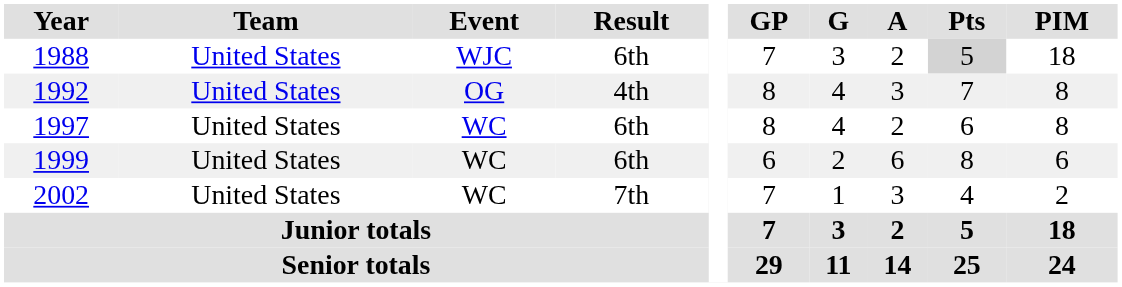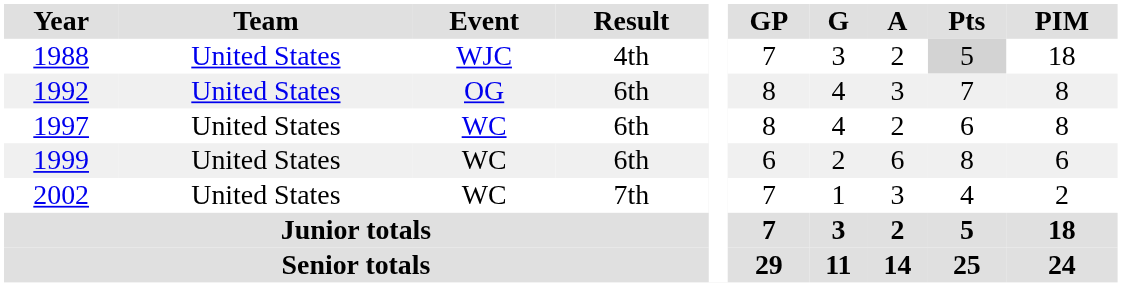(631, 55) 6th -> (631, 55) 4th
(631, 90) 4th -> (631, 90) 6th
